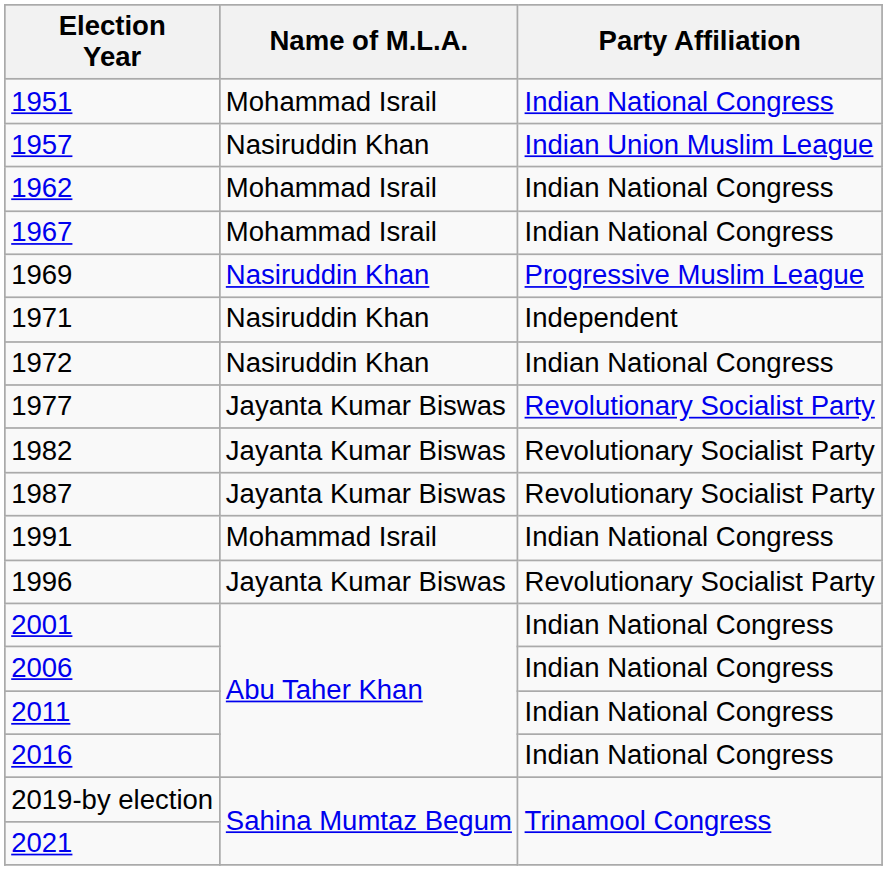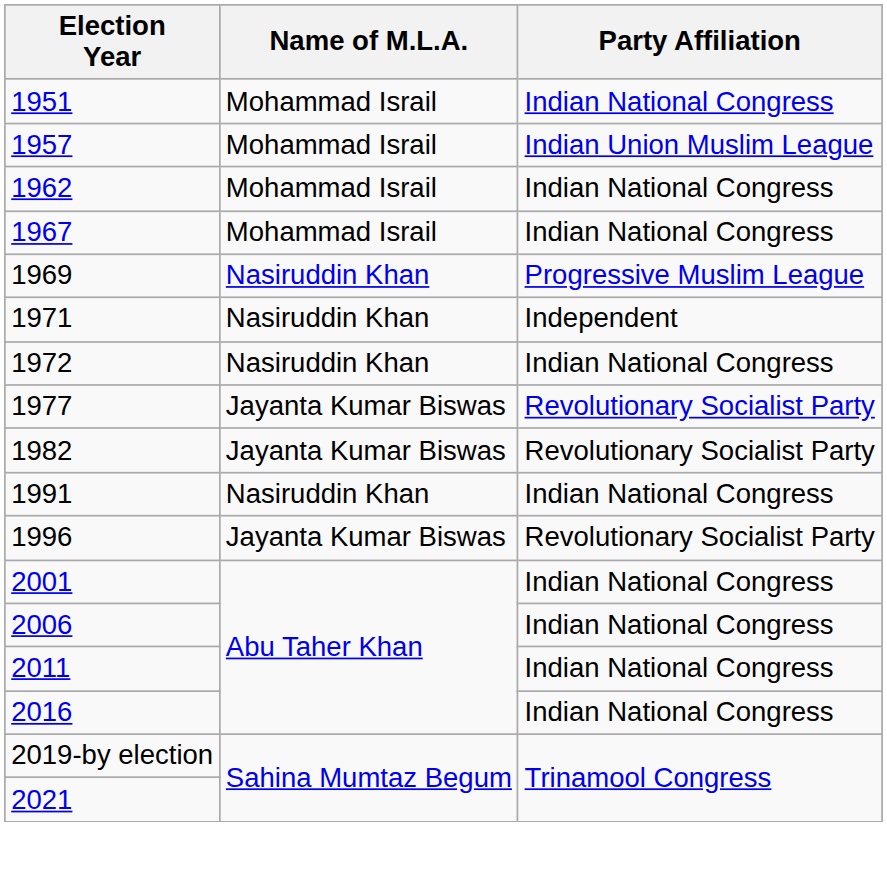(328, 144) Nasiruddin Khan -> (331, 144) Mohammad Israil
- row: (42, 493)
(331, 537) Mohammad Israil -> (328, 493) Nasiruddin Khan
